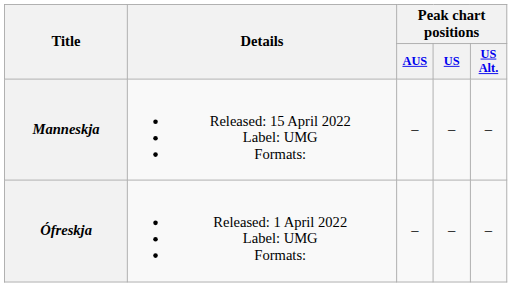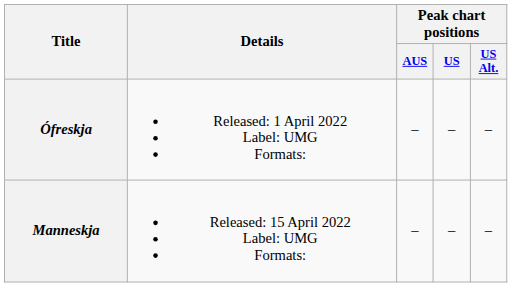rows swapped: (66, 230) <-> (66, 129)
